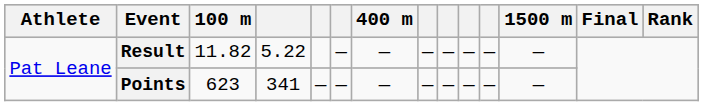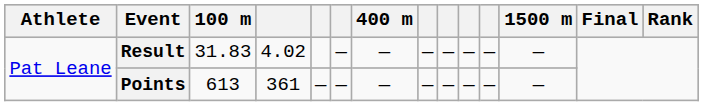(223, 52) 11.82 -> (223, 52) 31.83
(283, 52) 5.22 -> (283, 52) 4.02
(223, 84) 623 -> (223, 84) 613
(283, 84) 341 -> (283, 84) 361
